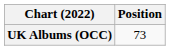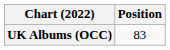(140, 34) 73 -> (140, 34) 83
